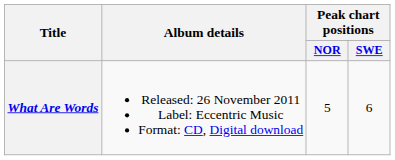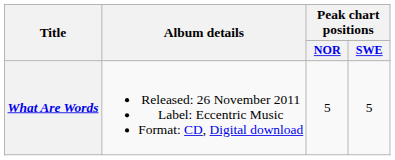(369, 107) 6 -> (369, 107) 5
